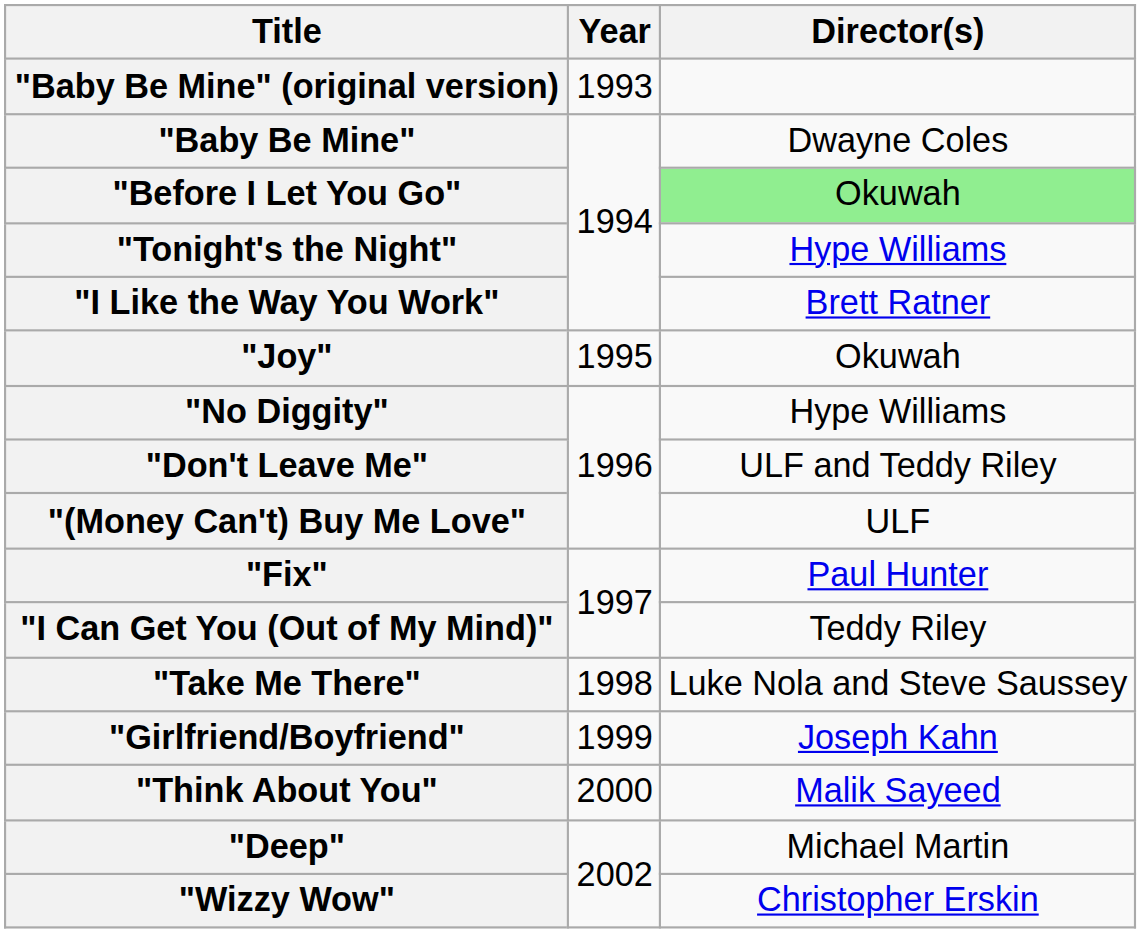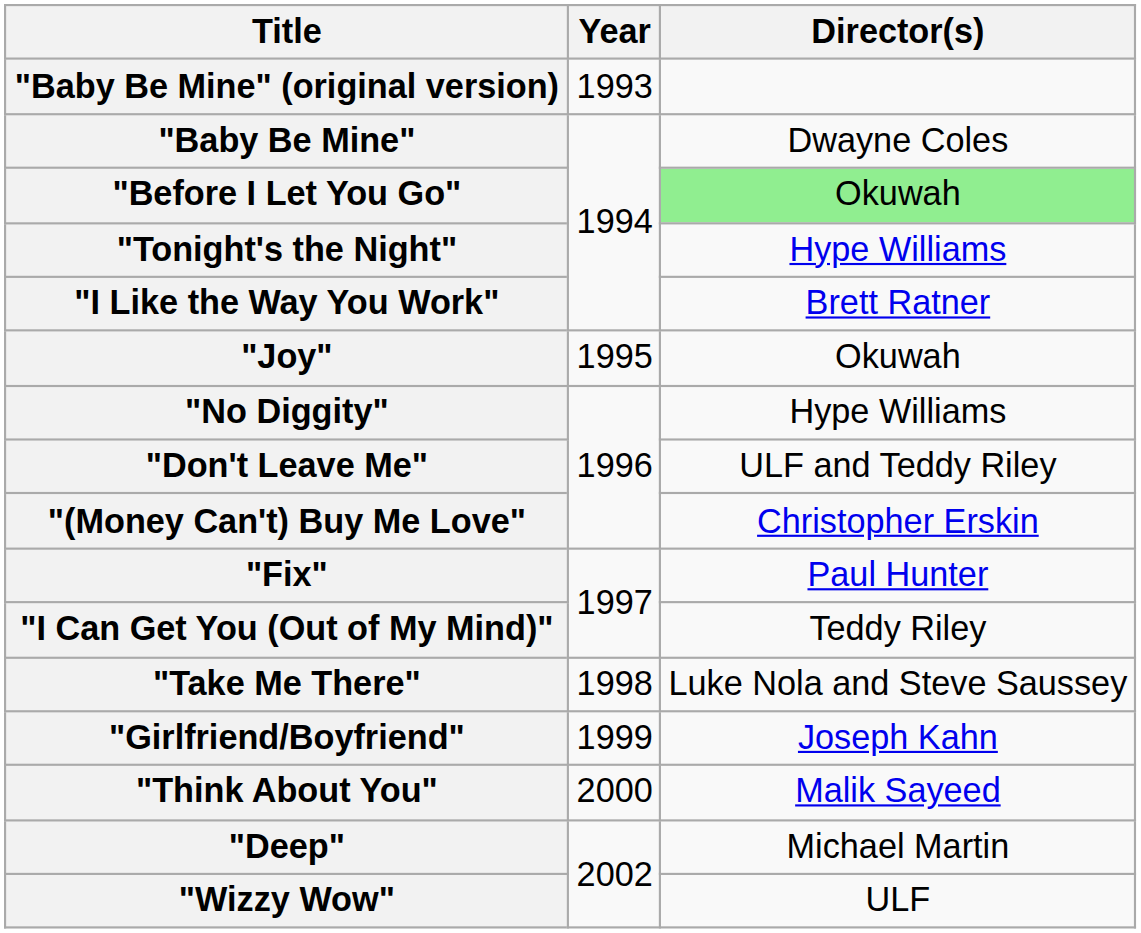(898, 520) ULF -> (898, 520) Christopher Erskin
(898, 900) Christopher Erskin -> (898, 900) ULF
